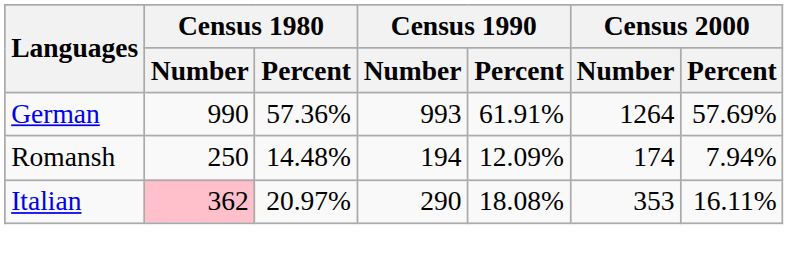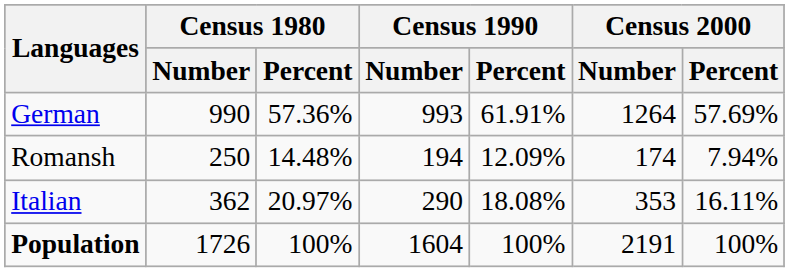(228, 200) pink background -> (230, 200) no background
+ row: (75, 244)
